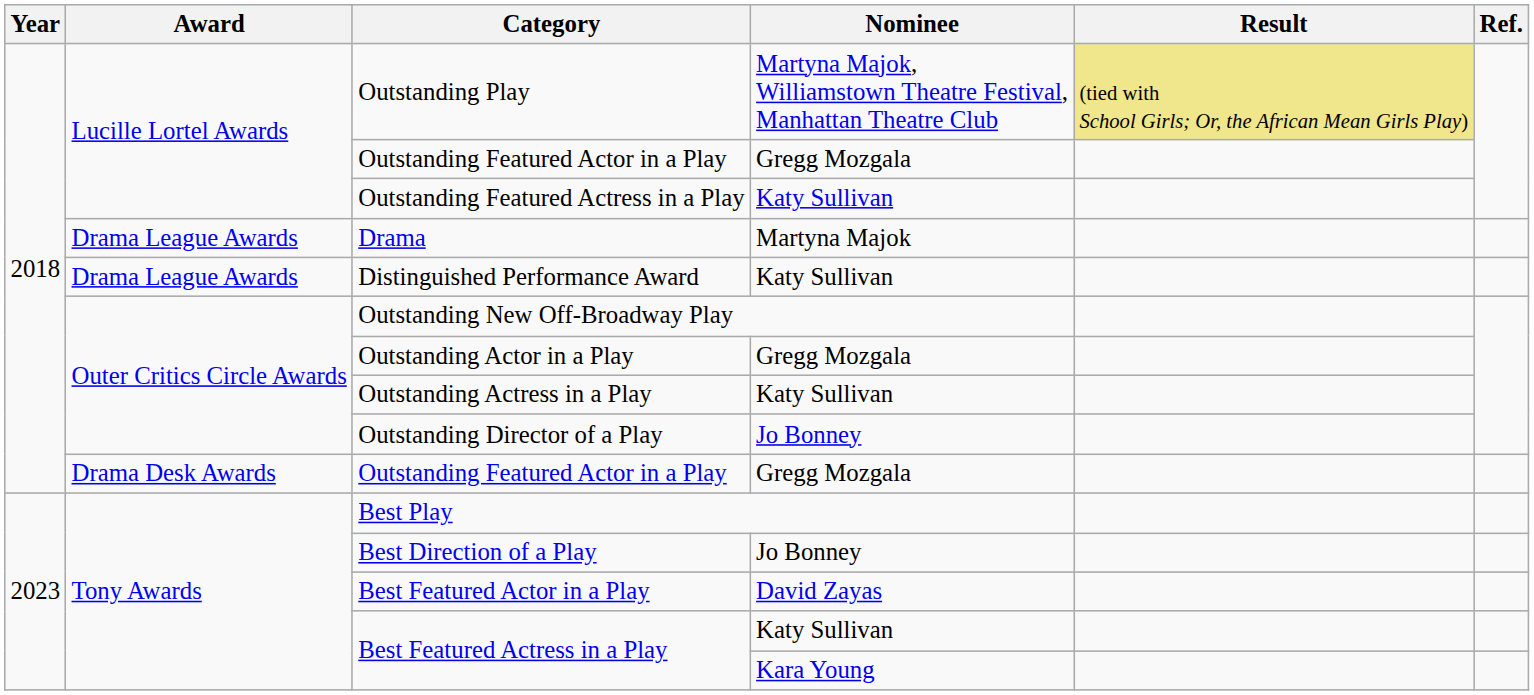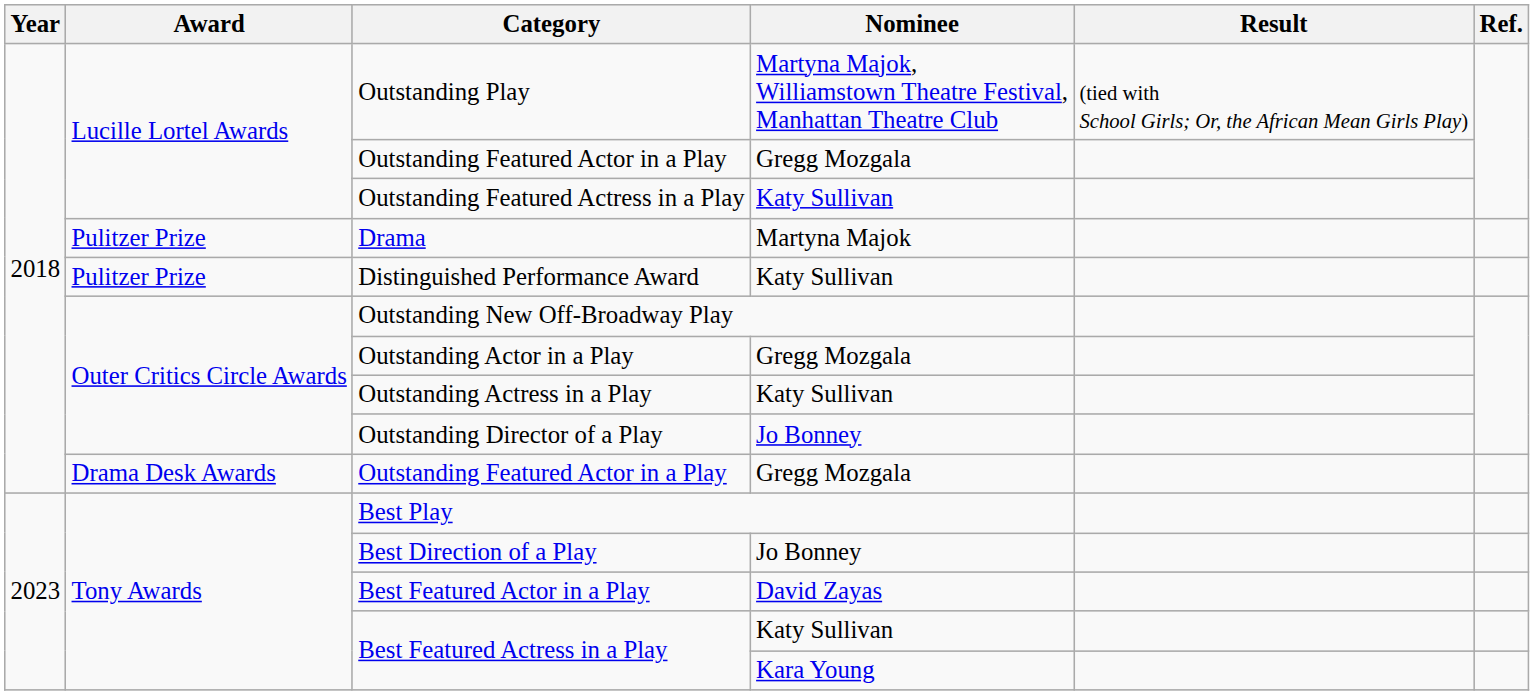(1274, 106) khaki background -> (1274, 106) no background
(185, 237) Drama League Awards -> (139, 237) Pulitzer Prize
(185, 276) Drama League Awards -> (139, 276) Pulitzer Prize
